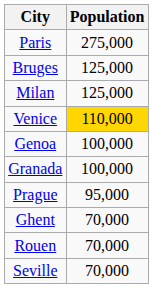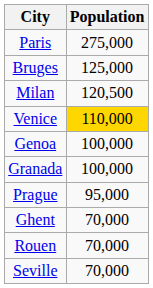(107, 93) 125,000 -> (107, 93) 120,500
